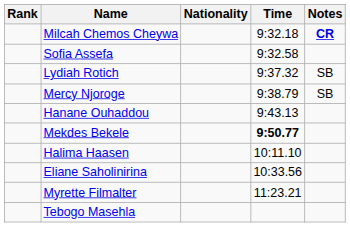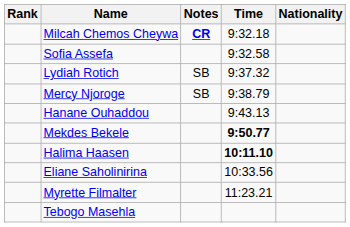columns swapped: (216, 14) <-> (325, 14)
(278, 152) normal -> (249, 152) bold
